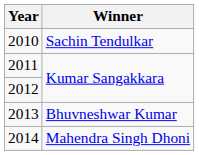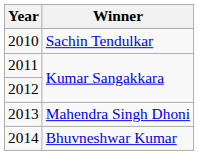(111, 114) Bhuvneshwar Kumar -> (118, 114) Mahendra Singh Dhoni
(118, 138) Mahendra Singh Dhoni -> (111, 138) Bhuvneshwar Kumar
